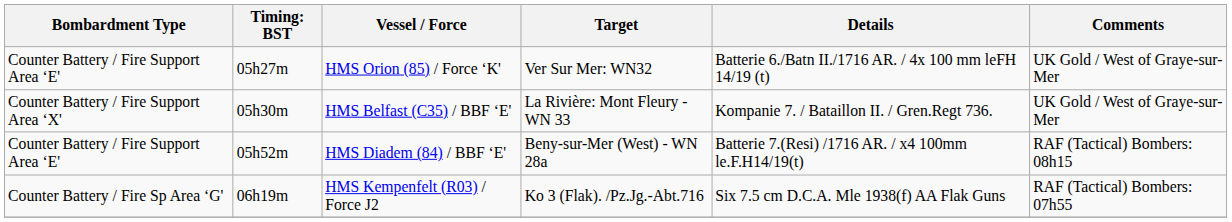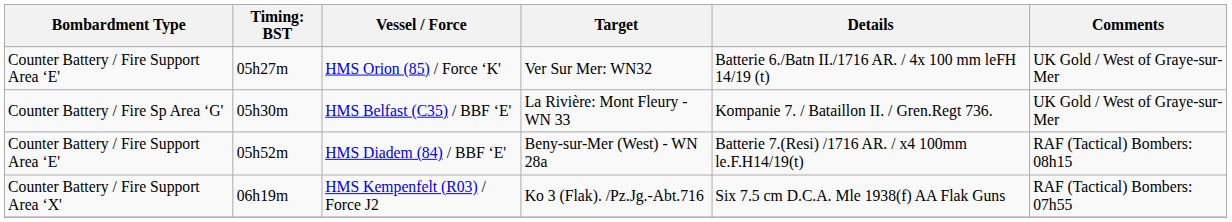(104, 110) Counter Battery / Fire Support Area ‘X' -> (116, 110) Counter Battery / Fire Sp Area ‘G'
(116, 195) Counter Battery / Fire Sp Area ‘G' -> (104, 195) Counter Battery / Fire Support Area ‘X'
